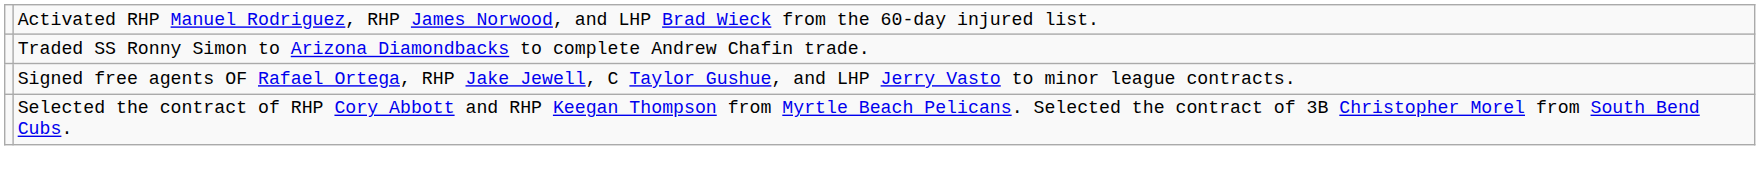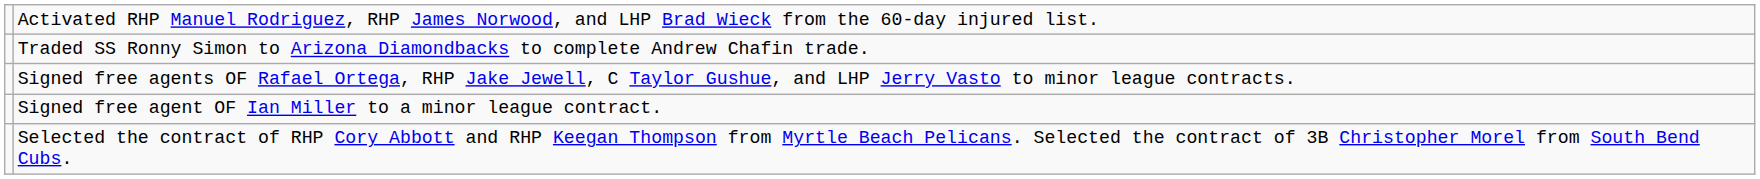+ row: (340, 109)
